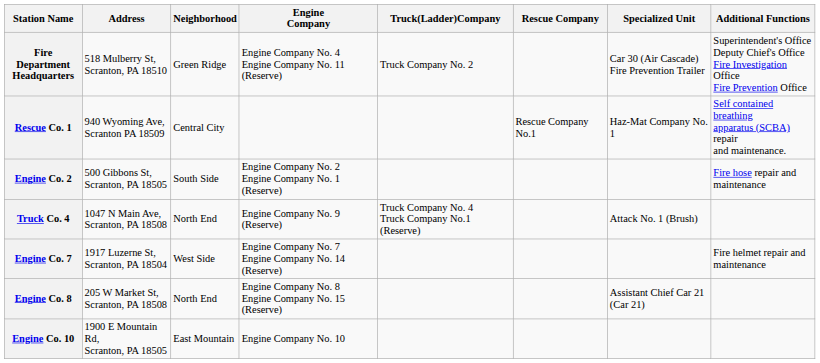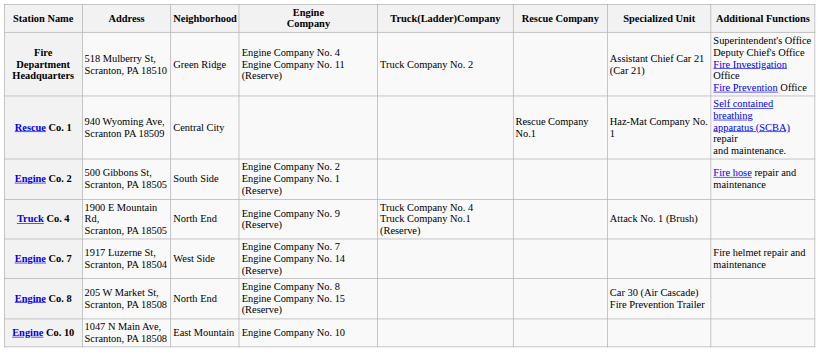(657, 64) Car 30 (Air Cascade) Fire Prevention Trailer -> (657, 64) Assistant Chief Car 21 (Car 21)
(126, 219) 1047 N Main Ave, Scranton, PA 18508 -> (126, 219) 1900 E Mountain Rd, Scranton, PA 18505
(657, 298) Assistant Chief Car 21 (Car 21) -> (657, 298) Car 30 (Air Cascade) Fire Prevention Trailer
(126, 338) 1900 E Mountain Rd, Scranton, PA 18505 -> (126, 332) 1047 N Main Ave, Scranton, PA 18508
